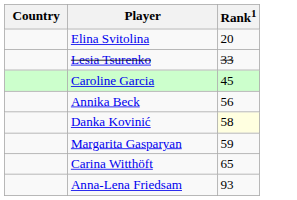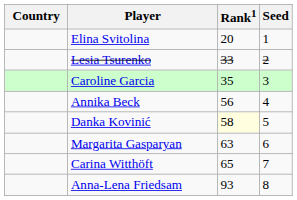+ column: (276, 16)
(227, 80) 45 -> (227, 80) 35
(227, 143) 59 -> (227, 143) 63
